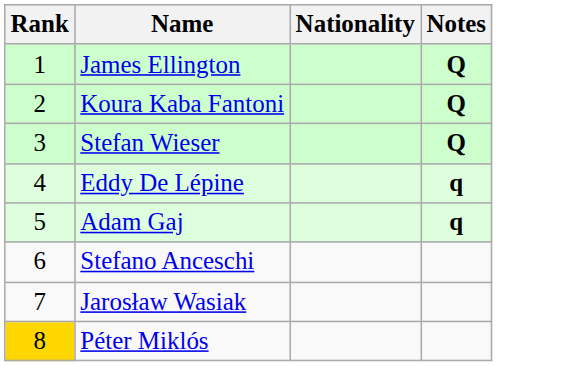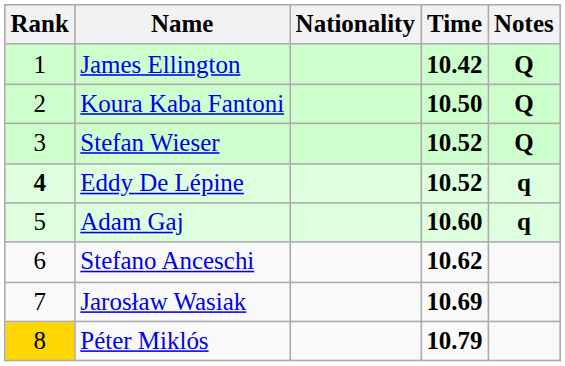+ column: (454, 24)
(40, 182) normal -> (40, 182) bold
